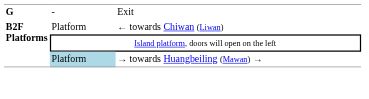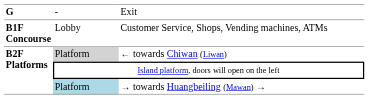+ row: (224, 27)
(69, 27) no background -> (72, 54) lightgrey background
